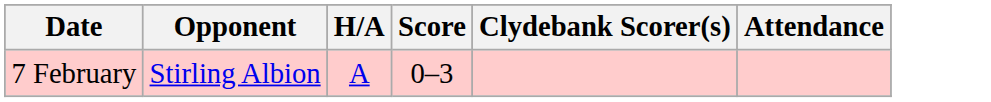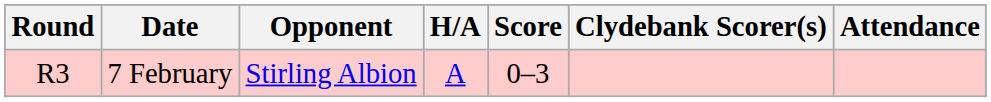+ column: (53, 27)
